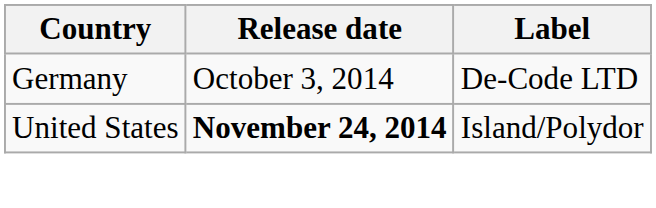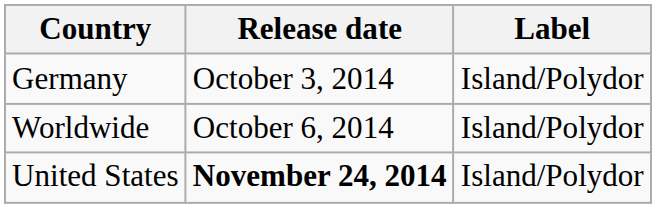(550, 78) De-Code LTD -> (552, 78) Island/Polydor
+ row: (81, 127)
